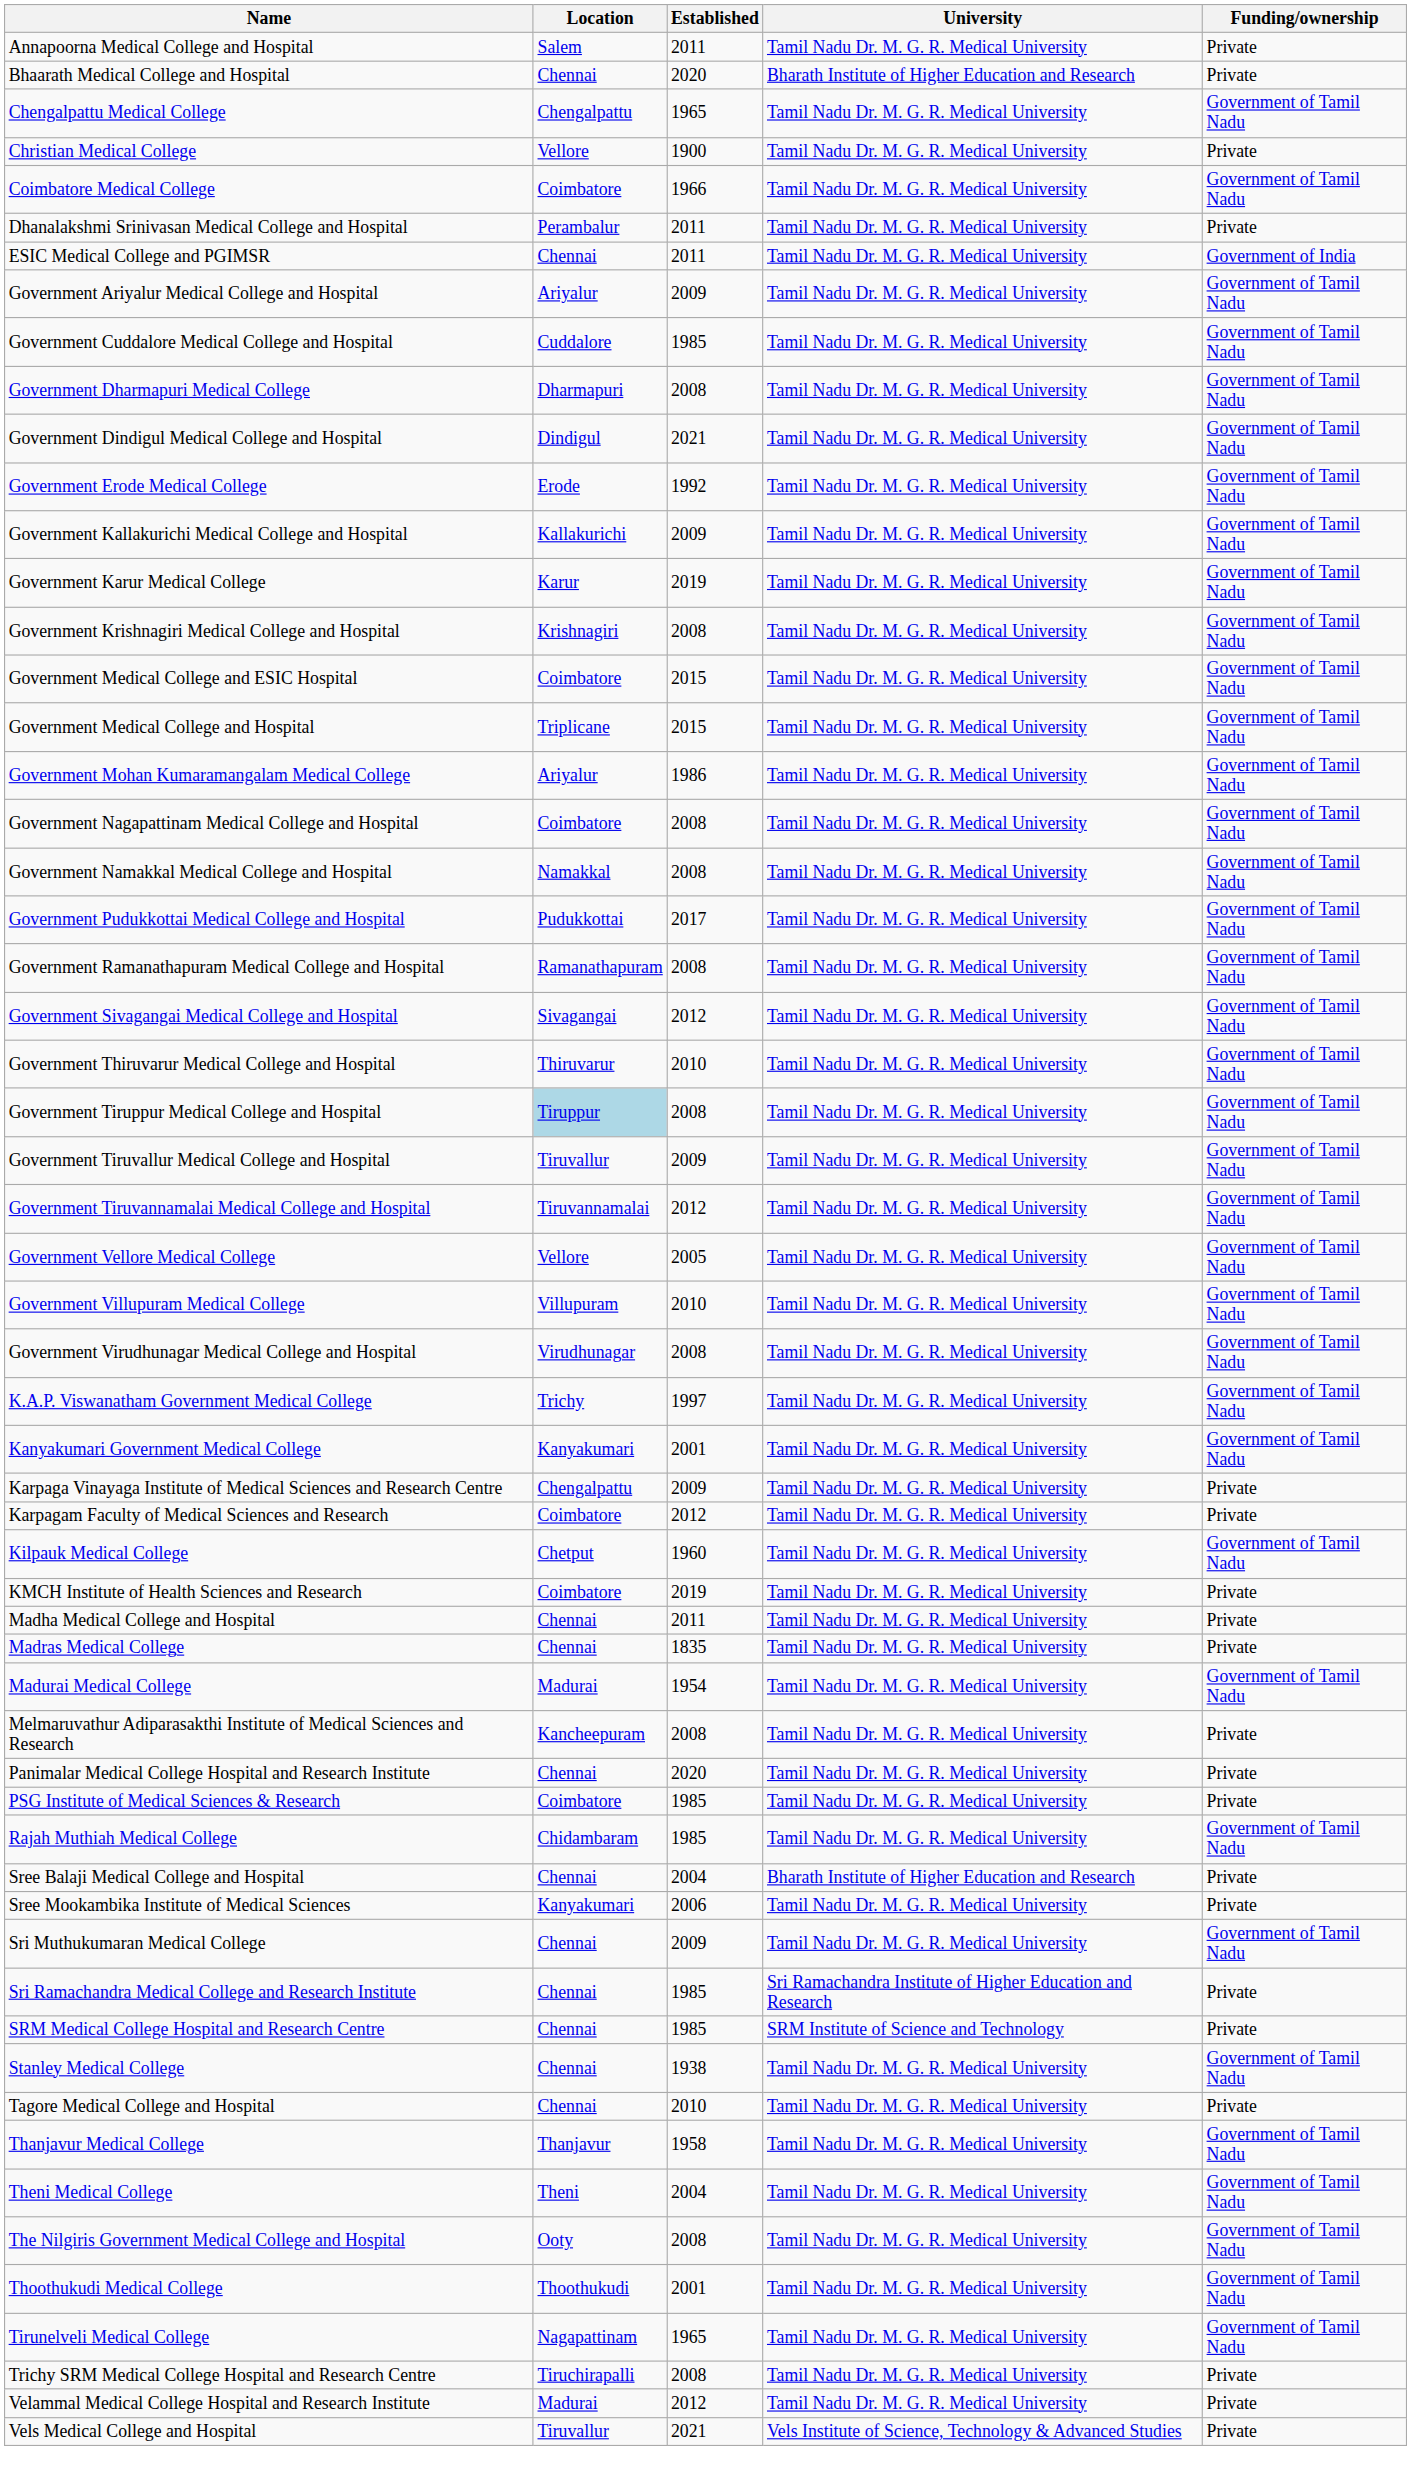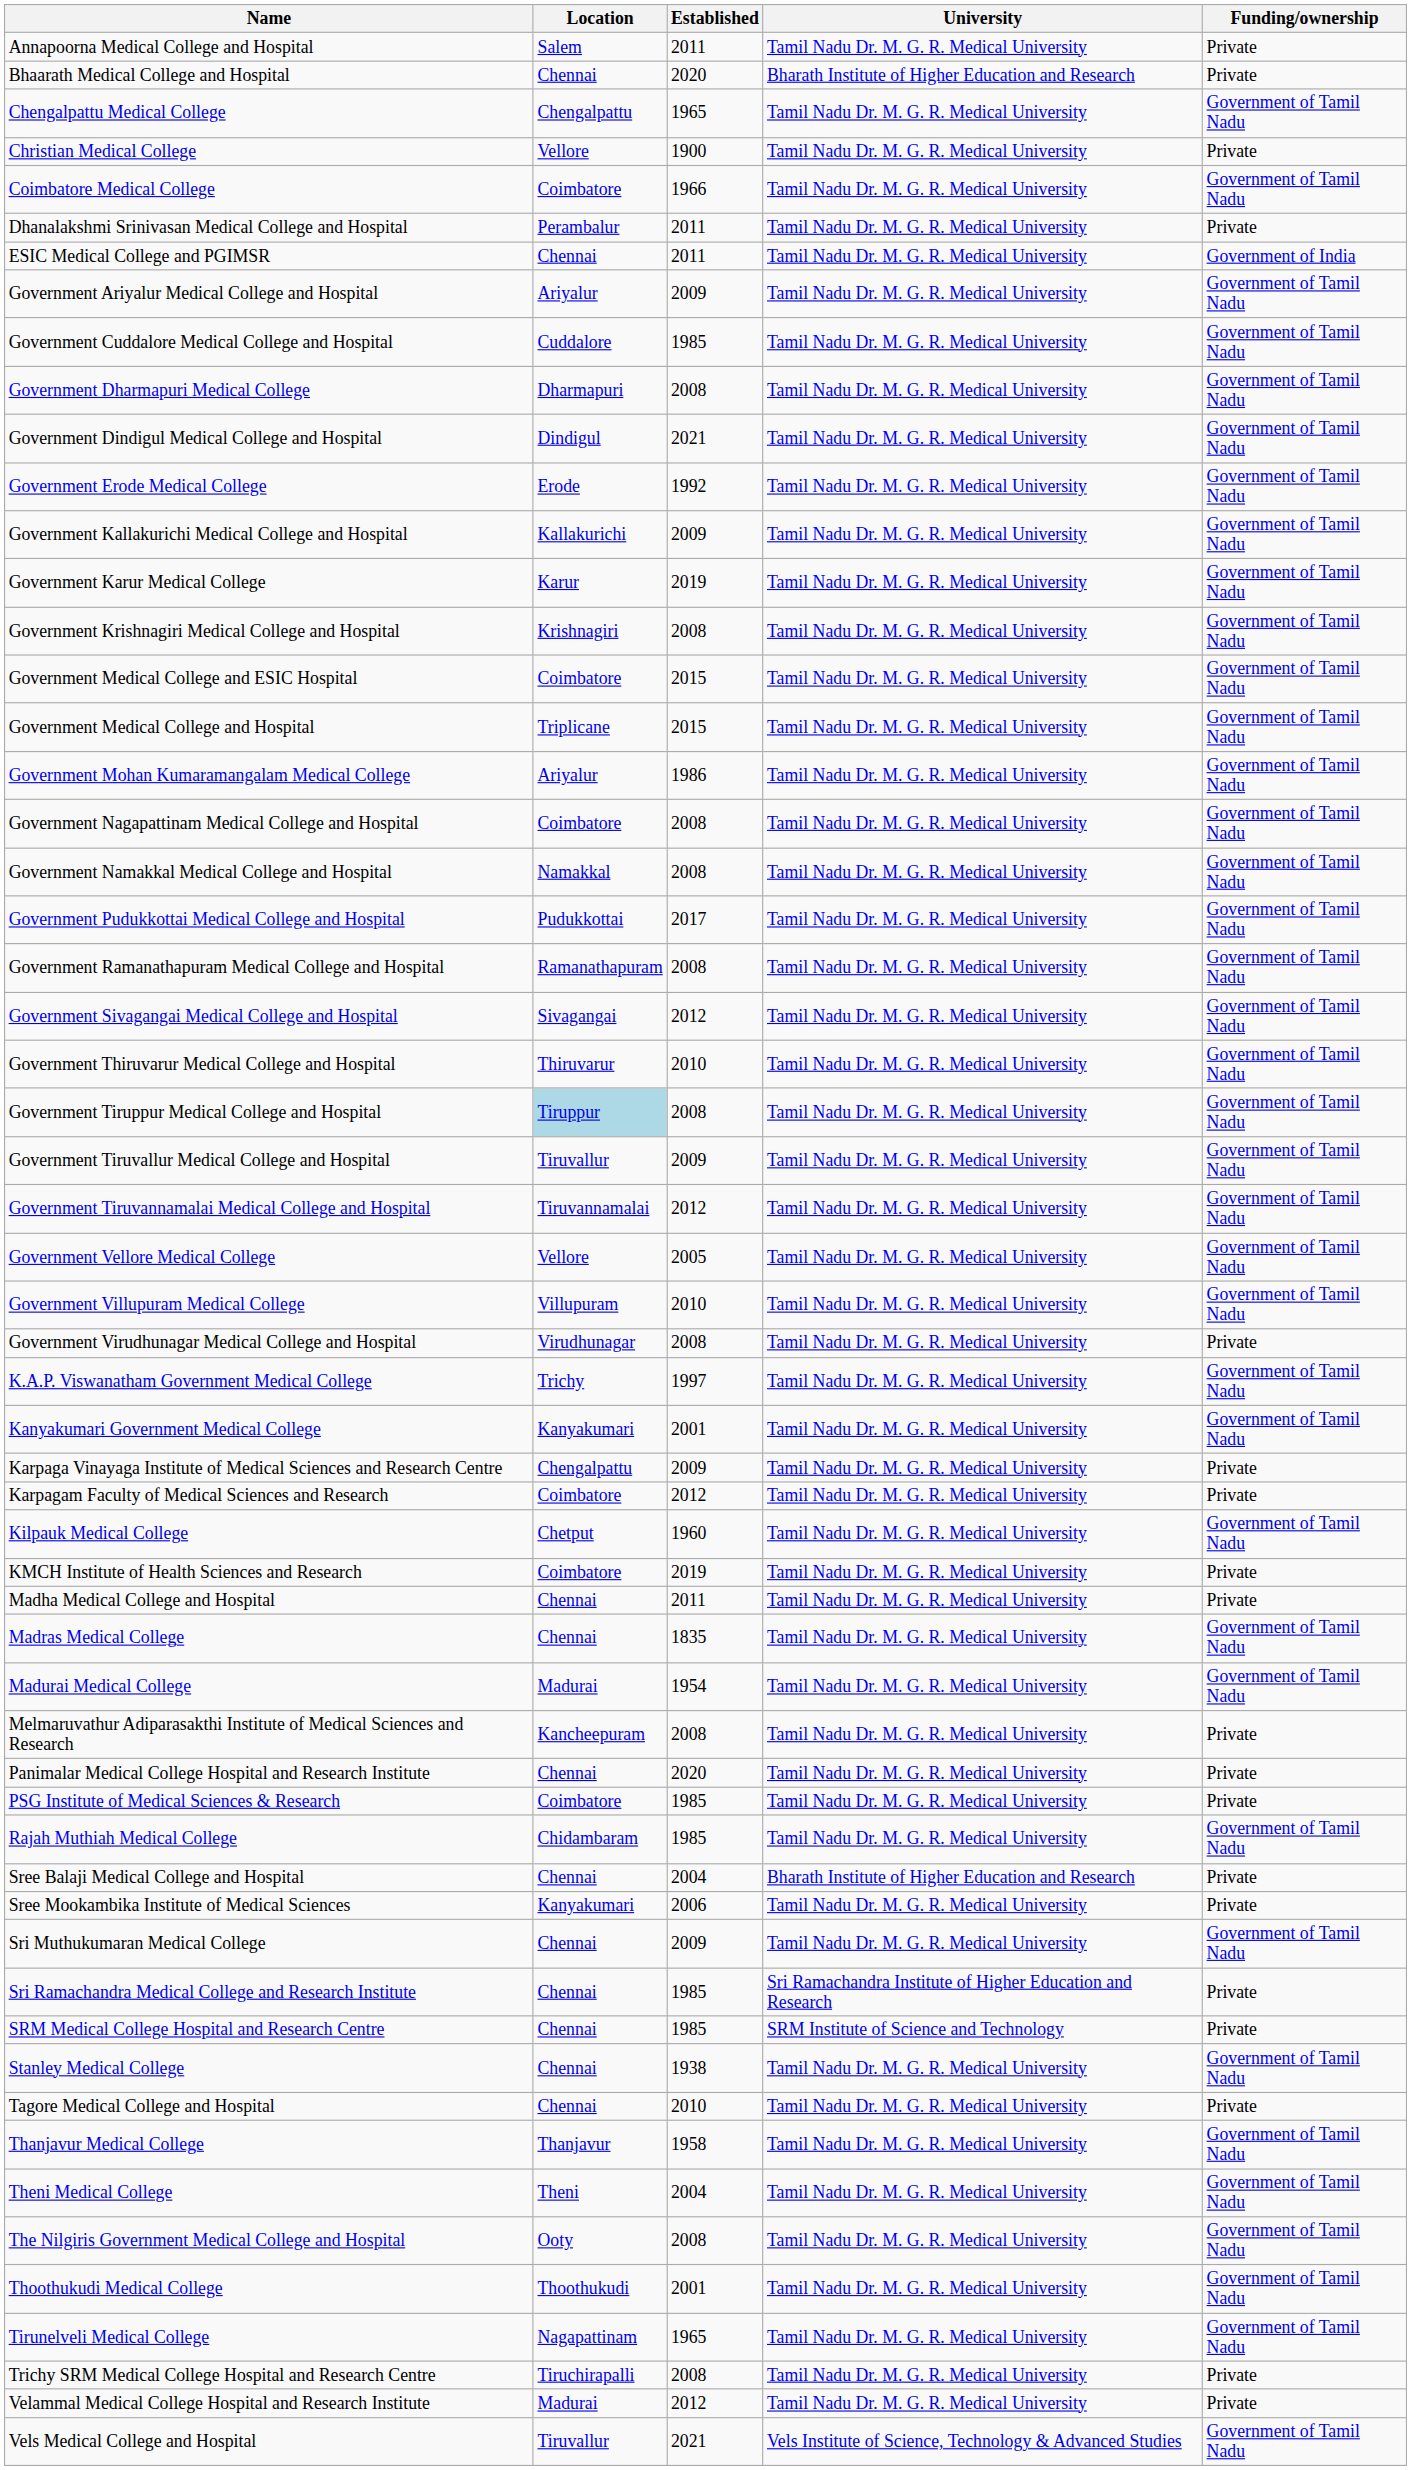(1283, 1353) Government of Tamil Nadu -> (1232, 1343) Private
(1232, 1648) Private -> (1283, 1638) Government of Tamil Nadu
(1232, 2431) Private -> (1283, 2441) Government of Tamil Nadu
